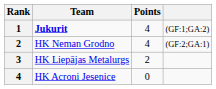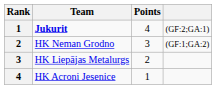(187, 29) (GF:1;GA:2) -> (187, 29) (GF:2;GA:1)
(147, 44) 4 -> (147, 44) 3
(187, 45) (GF:2;GA:1) -> (187, 45) (GF:1;GA:2)
(147, 76) 0 -> (147, 76) 1
